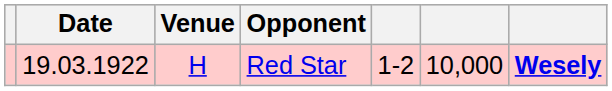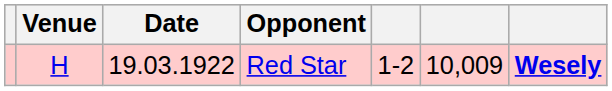columns swapped: (86, 24) <-> (198, 24)
(464, 64) 10,000 -> (464, 64) 10,009
